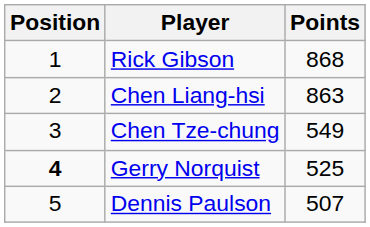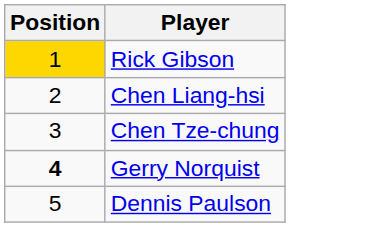- column: (325, 22)
(55, 58) no background -> (55, 58) gold background
